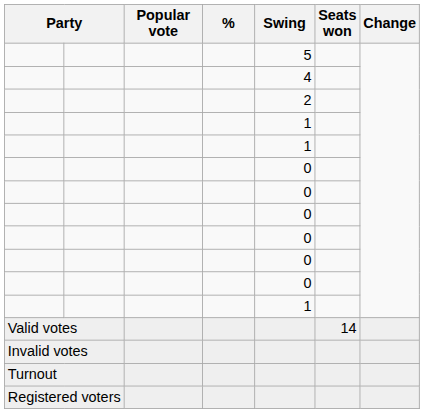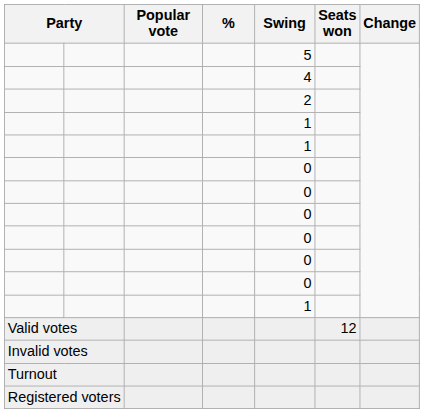(349, 329) 14 -> (349, 329) 12
